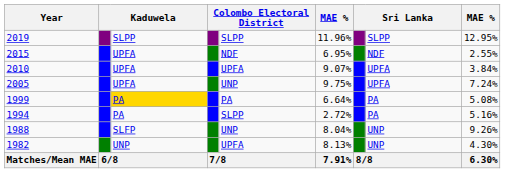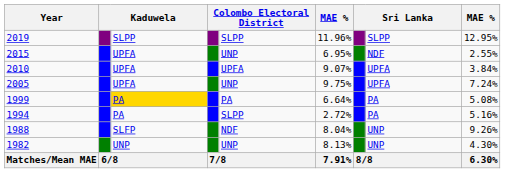(229, 53) NDF -> (229, 53) UNP
(229, 130) UNP -> (229, 130) NDF
(232, 145) UPFA -> (229, 145) UNP
